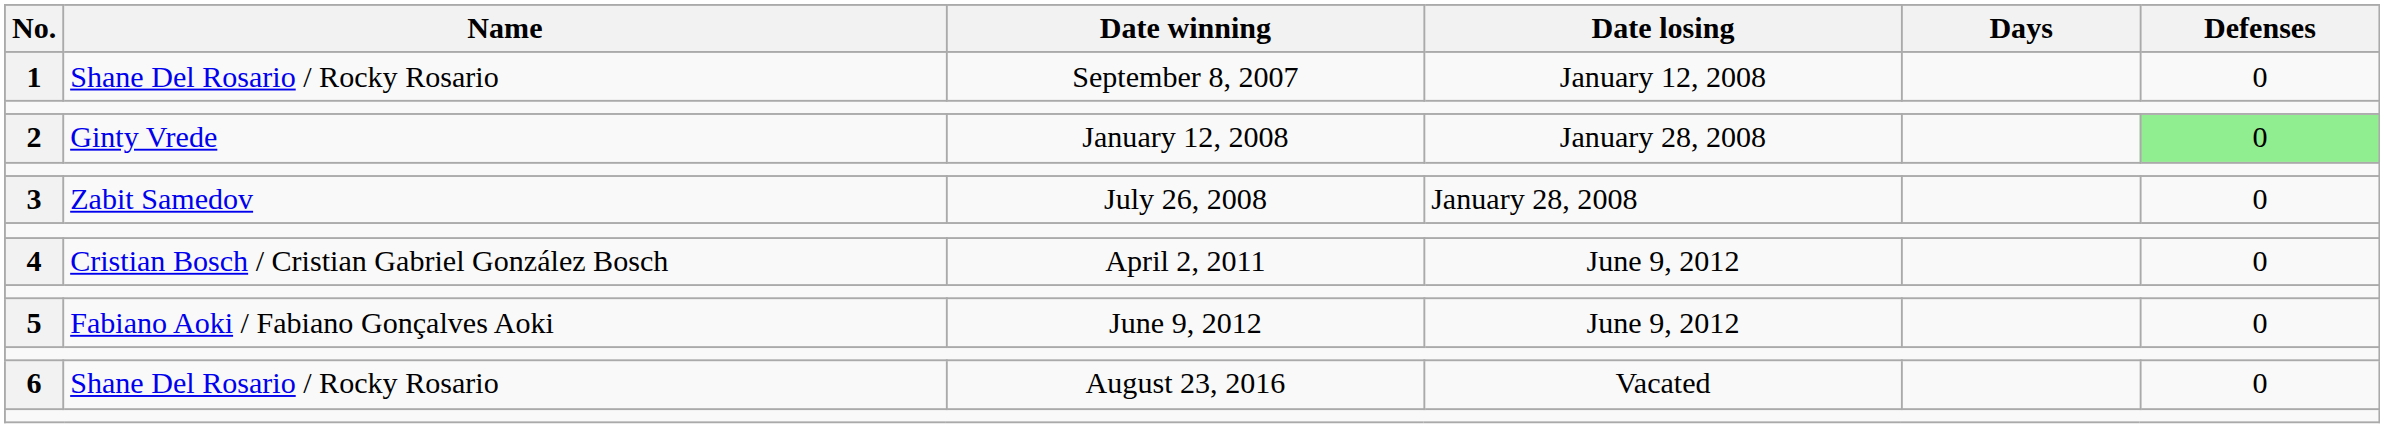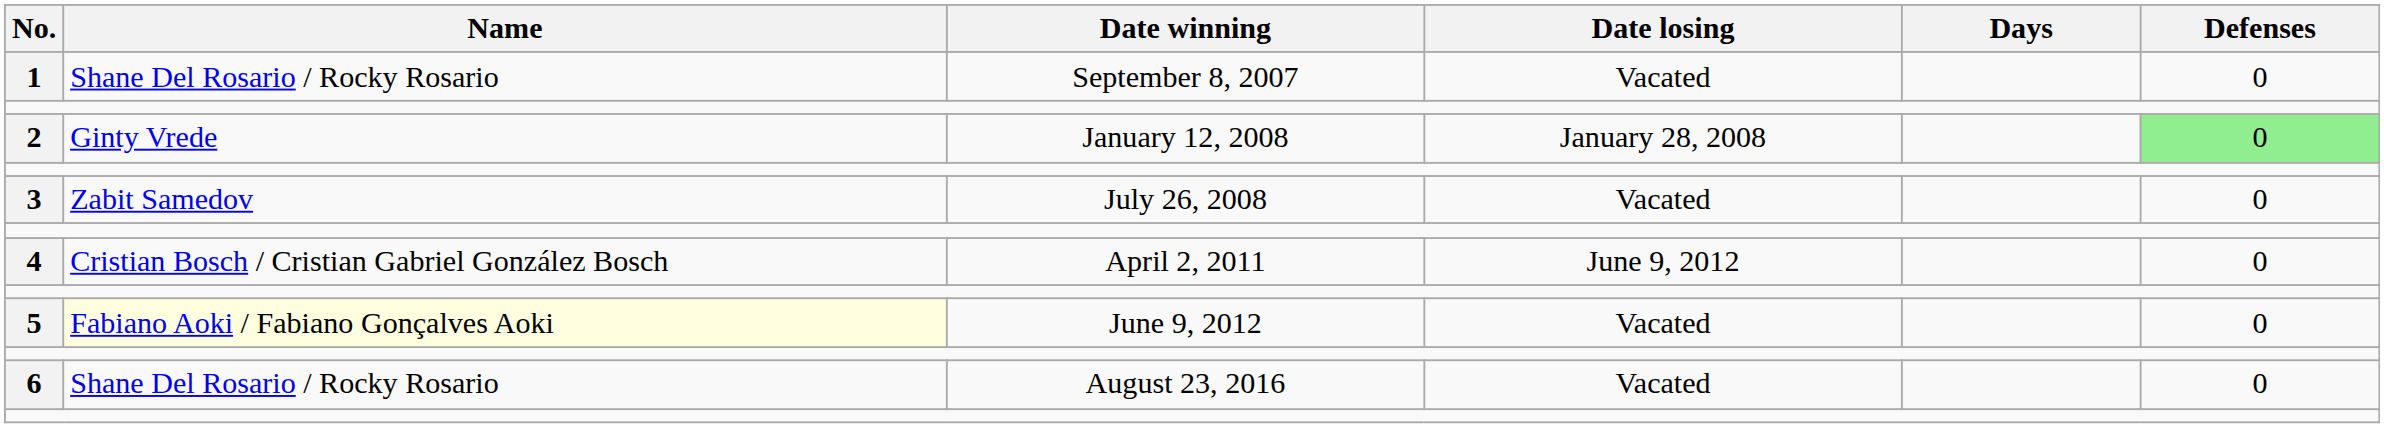(1663, 76) January 12, 2008 -> (1663, 76) Vacated
(1534, 199) January 28, 2008 -> (1663, 199) Vacated
(312, 322) no background -> (312, 322) lightyellow background
(1663, 322) June 9, 2012 -> (1663, 322) Vacated
